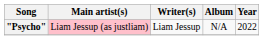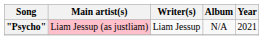(247, 27) 2022 -> (247, 27) 2021
